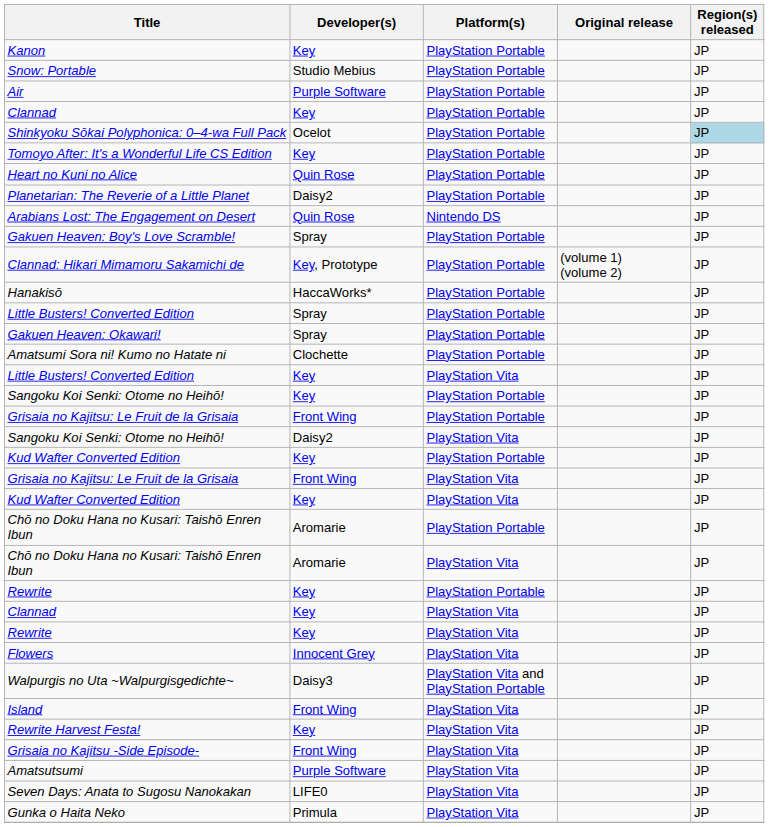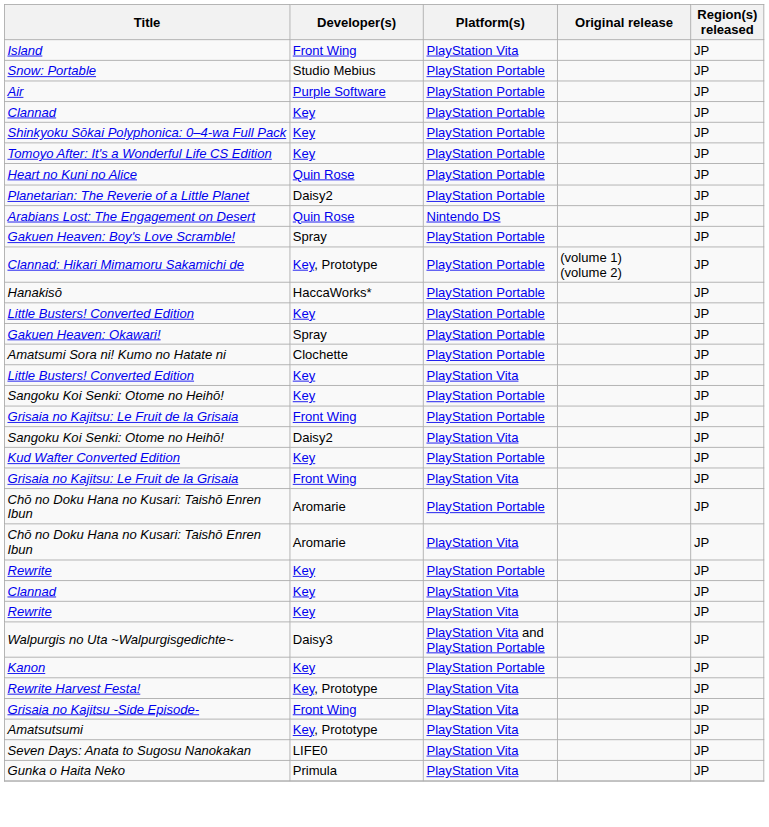rows swapped: (26, 50) <-> (25, 709)
(312, 133) Ocelot -> (304, 133) Key
(702, 133) lightblue background -> (702, 133) no background
(310, 313) Spray -> (304, 313) Key
- row: (94, 499)
- row: (30, 653)
(304, 730) Key -> (335, 688) Key, Prototype
(339, 771) Purple Software -> (335, 730) Key, Prototype
